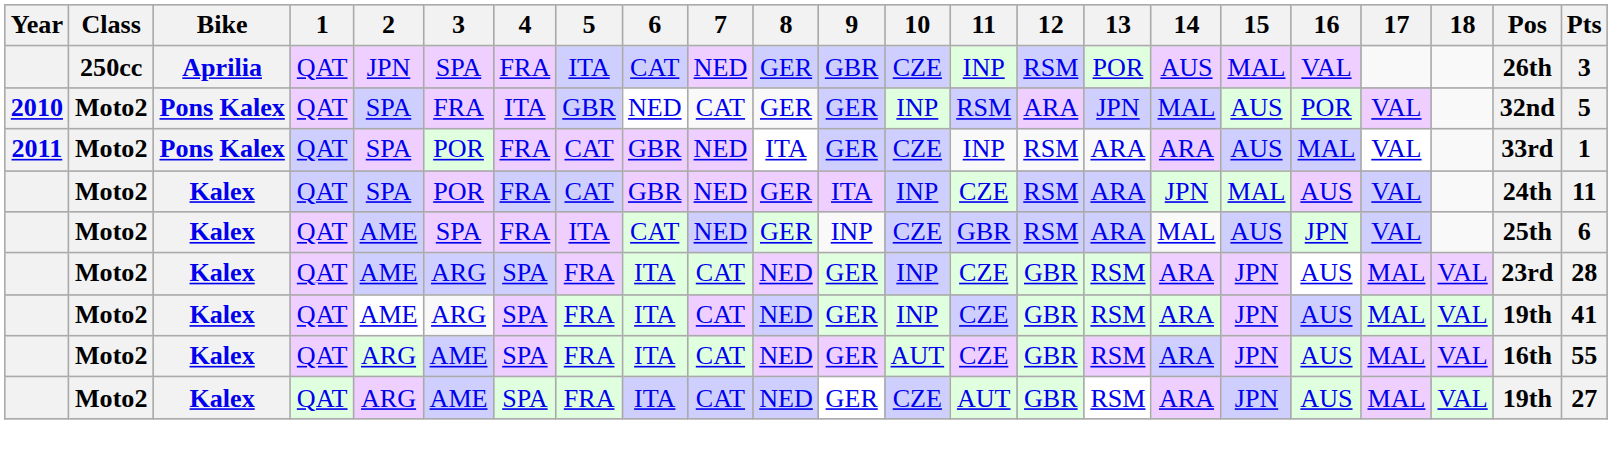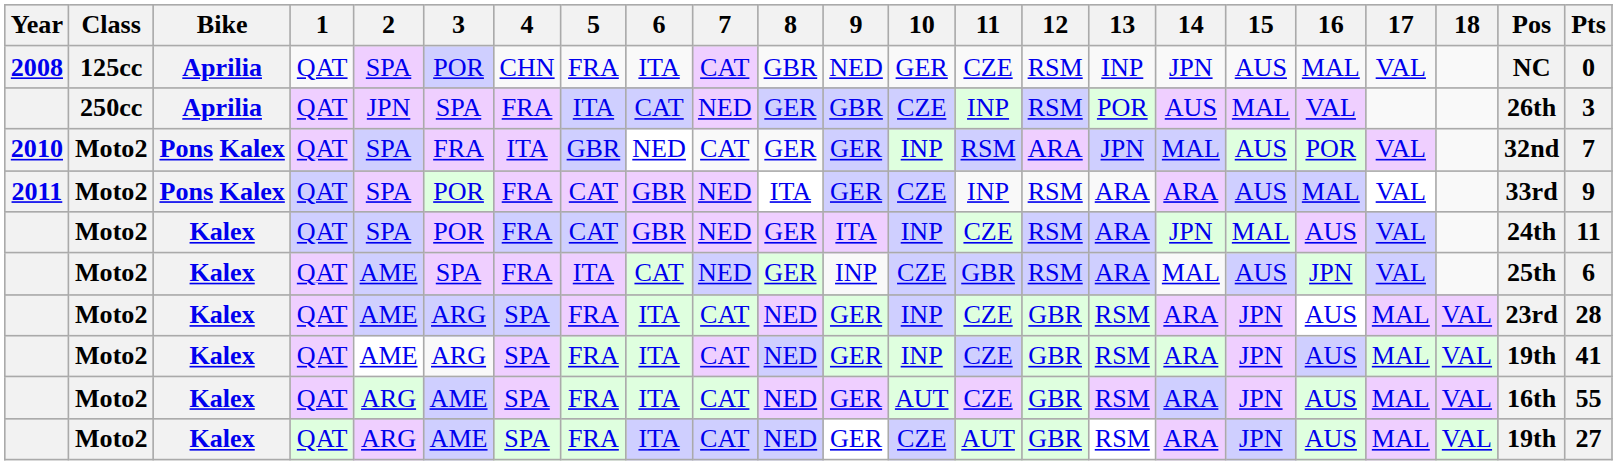+ row: (37, 66)
(1584, 107) 5 -> (1589, 149) 7
(1584, 149) 1 -> (1589, 190) 9
